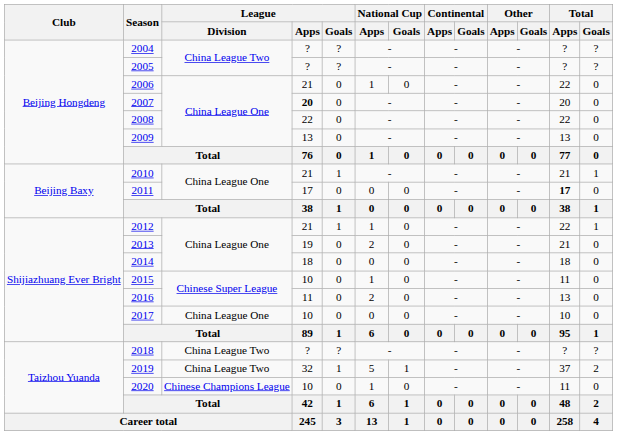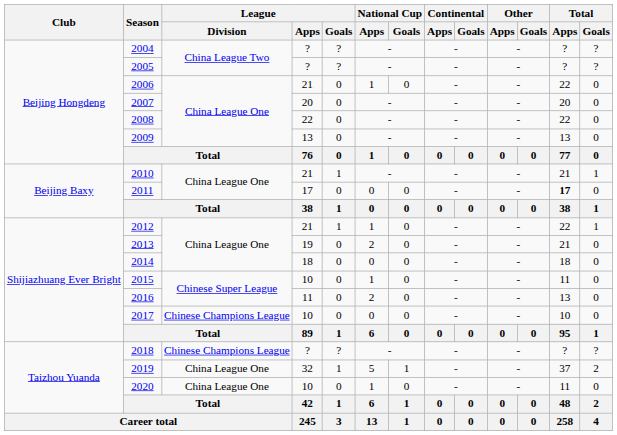(307, 102) bold -> (307, 102) normal
(227, 315) China League One -> (227, 315) Chinese Champions League
(227, 350) China League Two -> (227, 350) Chinese Champions League
(227, 368) China League Two -> (227, 368) China League One
(227, 386) Chinese Champions League -> (227, 386) China League One
